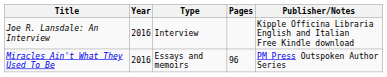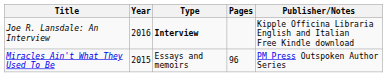(176, 33) normal -> (176, 33) bold
(141, 60) 2016 -> (141, 60) 2015
